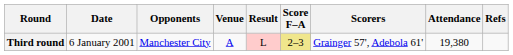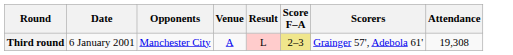- column: (495, 19)
(454, 42) 19,380 -> (454, 42) 19,308
